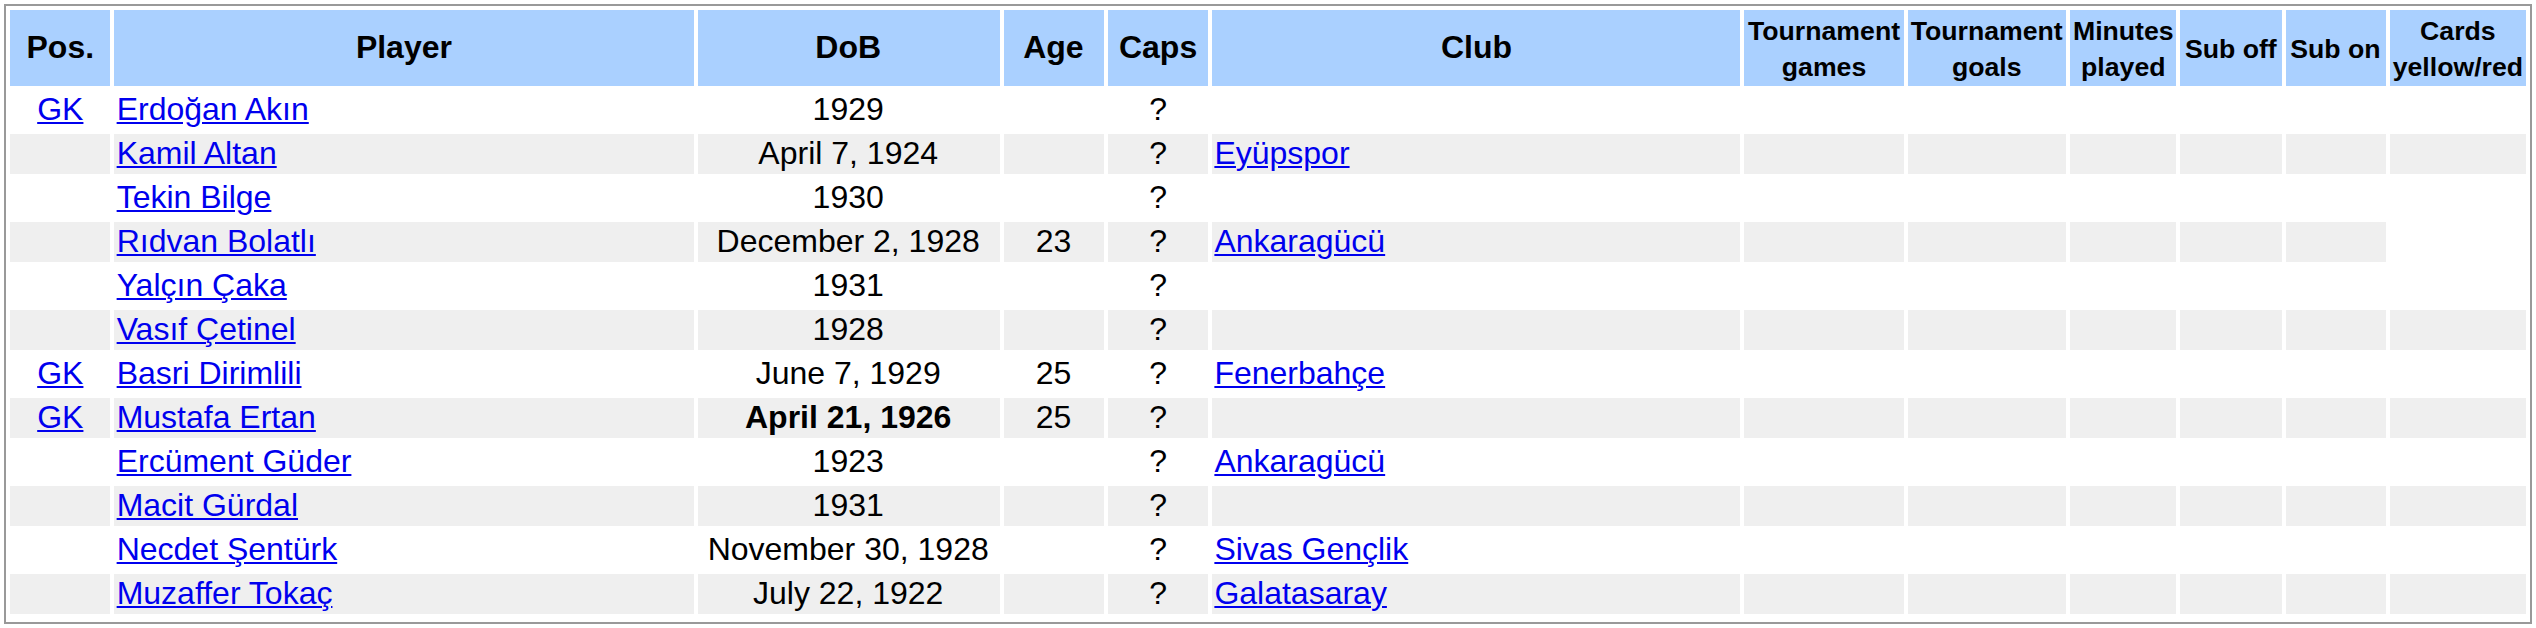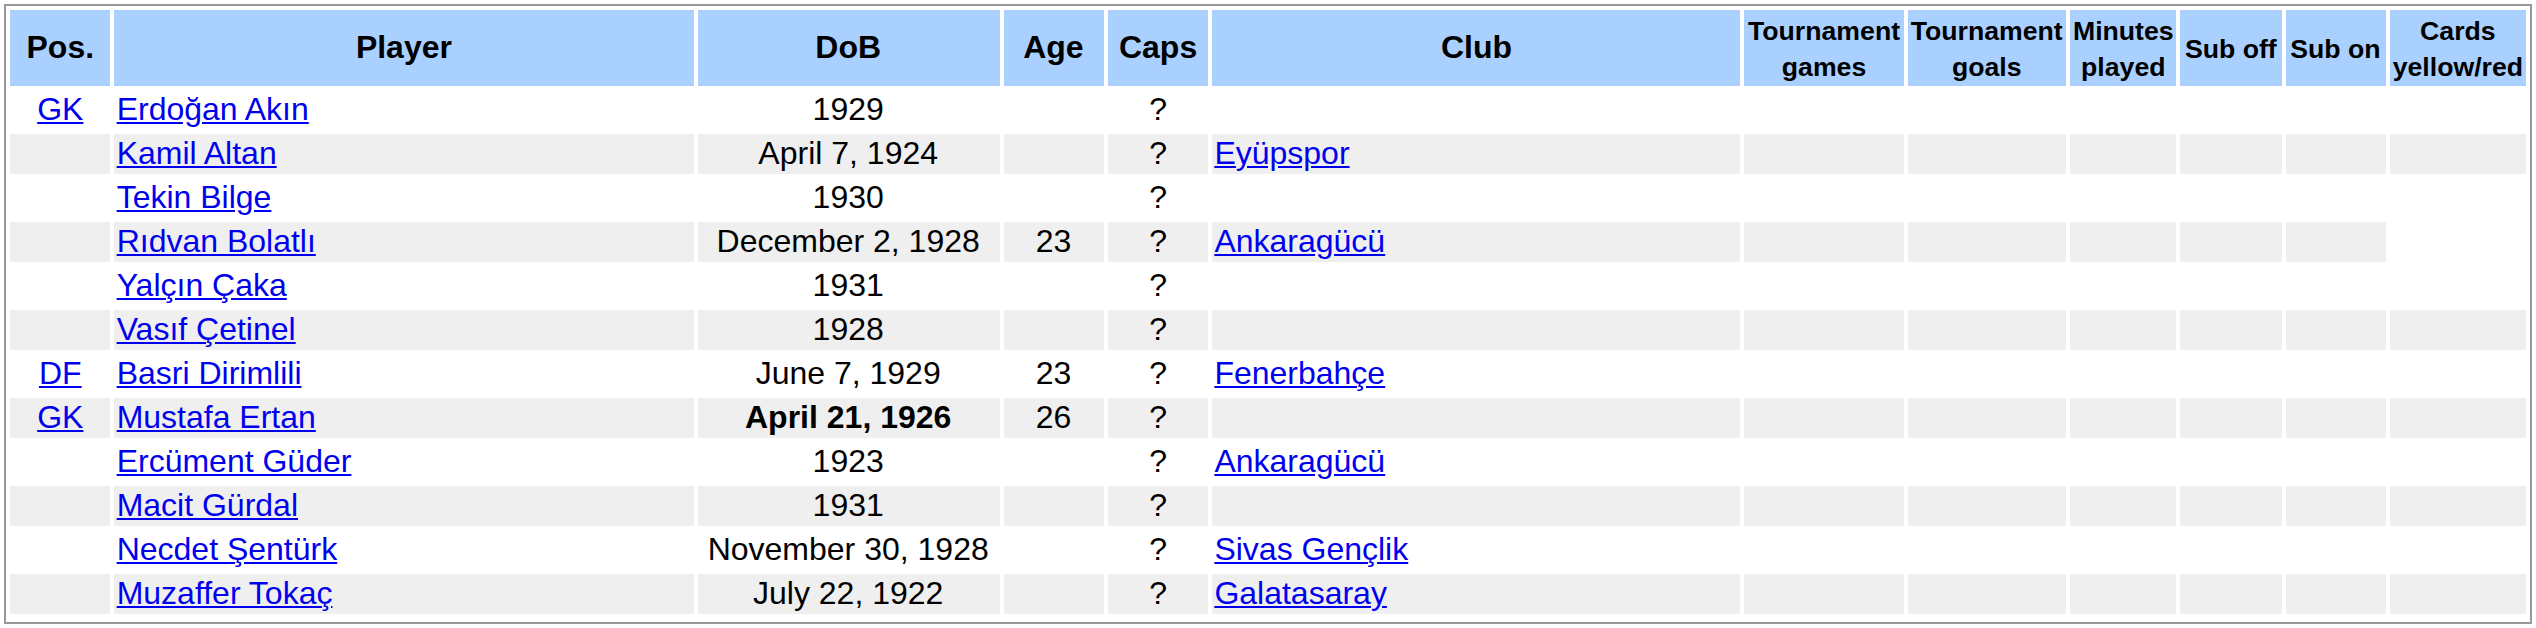(60, 373) GK -> (60, 373) DF
(1053, 373) 25 -> (1053, 373) 23
(1053, 417) 25 -> (1053, 417) 26
